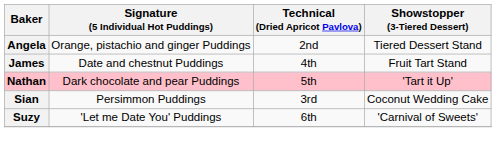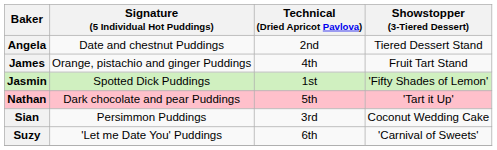(151, 44) Orange, pistachio and ginger Puddings -> (152, 44) Date and chestnut Puddings
(151, 63) Date and chestnut Puddings -> (152, 63) Orange, pistachio and ginger Puddings
+ row: (27, 81)
